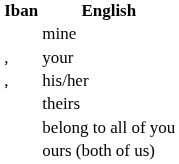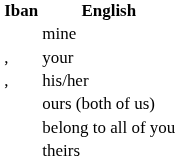rows swapped: (99, 150) <-> (61, 103)
